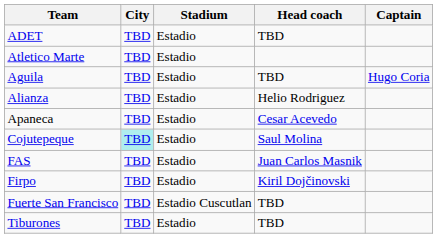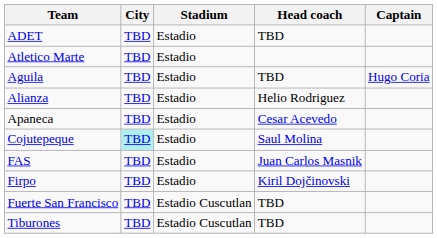(176, 222) Estadio -> (204, 222) Estadio Cuscutlan
